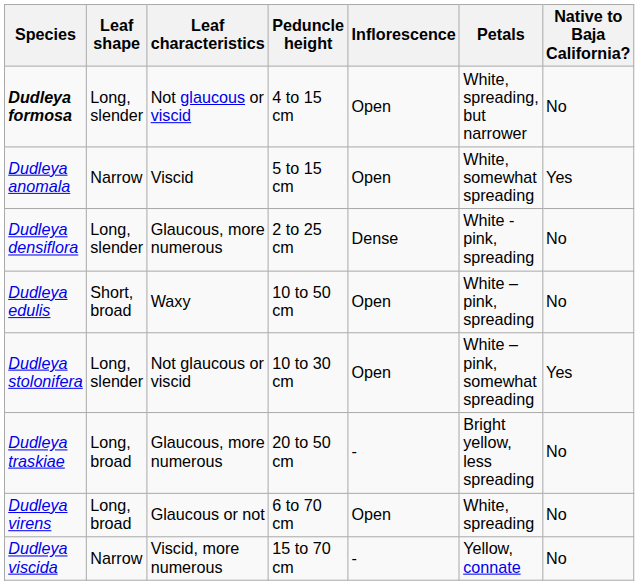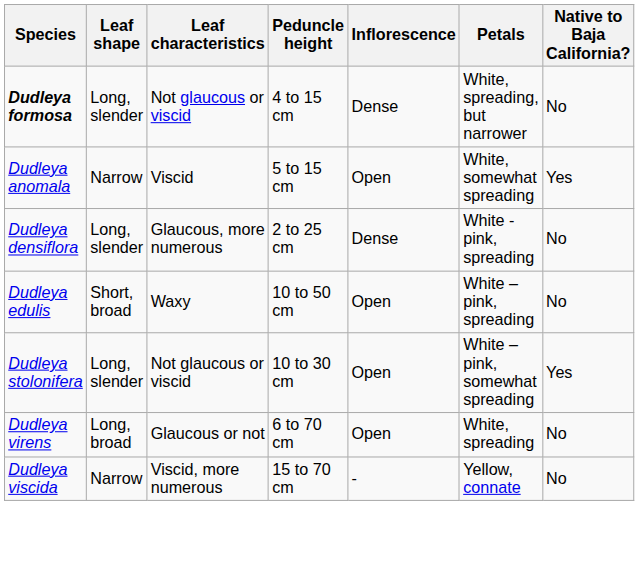(371, 106) Open -> (375, 106) Dense
- row: (38, 452)
